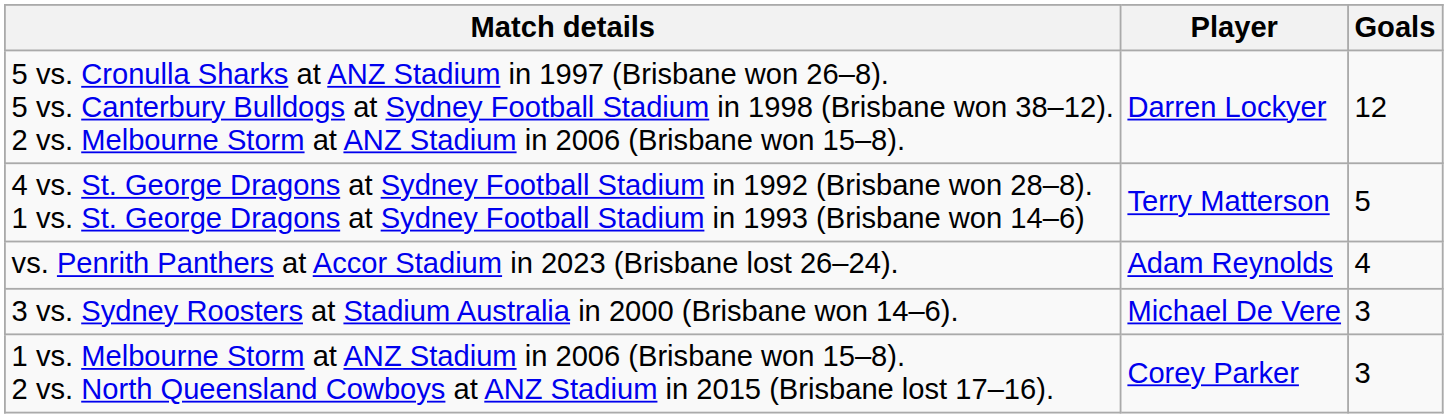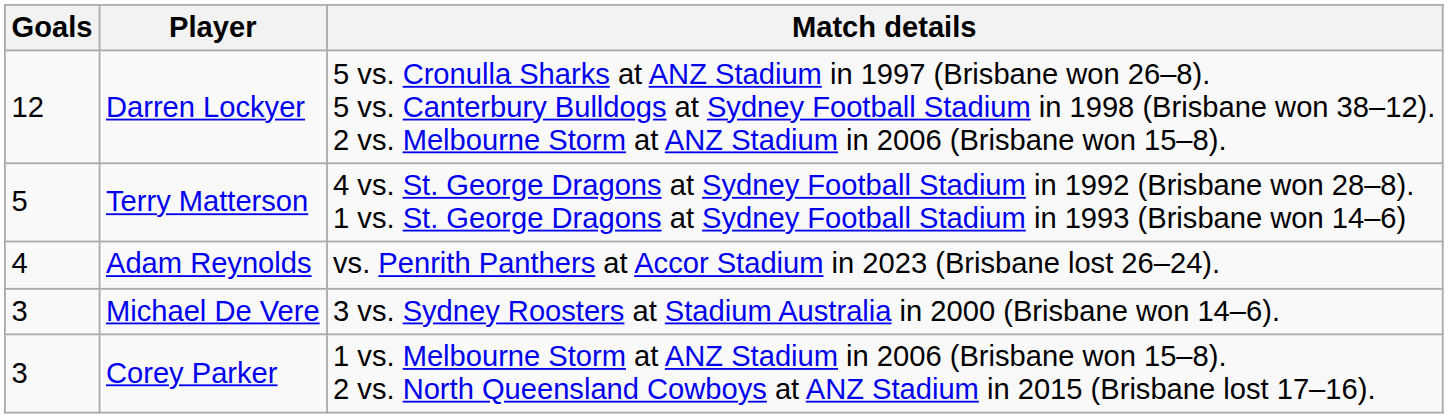columns swapped: (1395, 27) <-> (563, 27)
